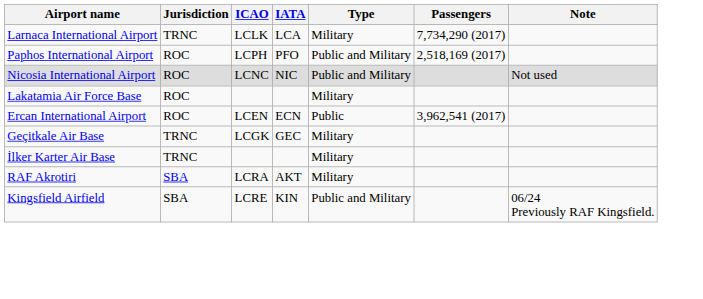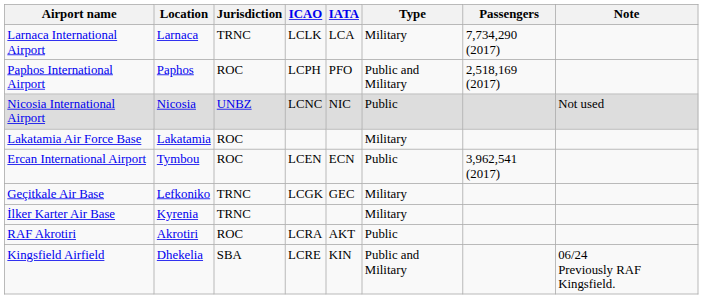+ column: (184, 14)
(176, 75) ROC -> (234, 104) UNBZ
(361, 75) Public and Military -> (381, 104) Public
(176, 177) SBA -> (230, 234) ROC
(332, 177) Military -> (381, 234) Public
